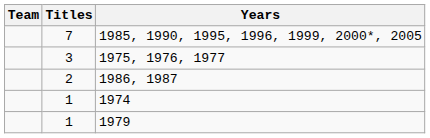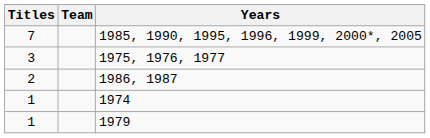columns swapped: (23, 15) <-> (69, 15)
